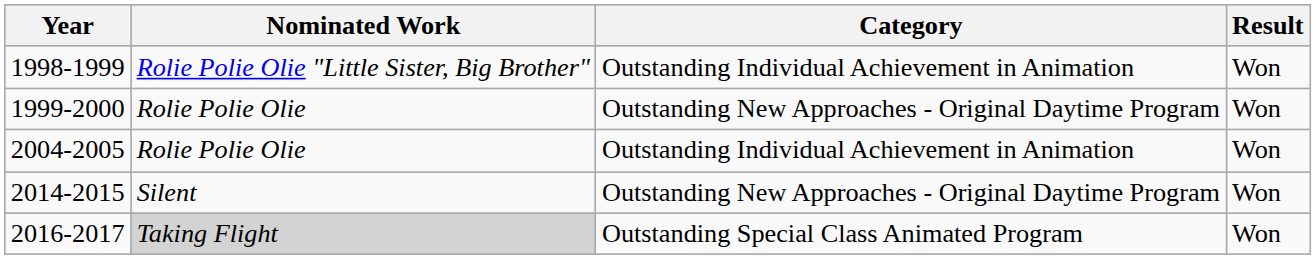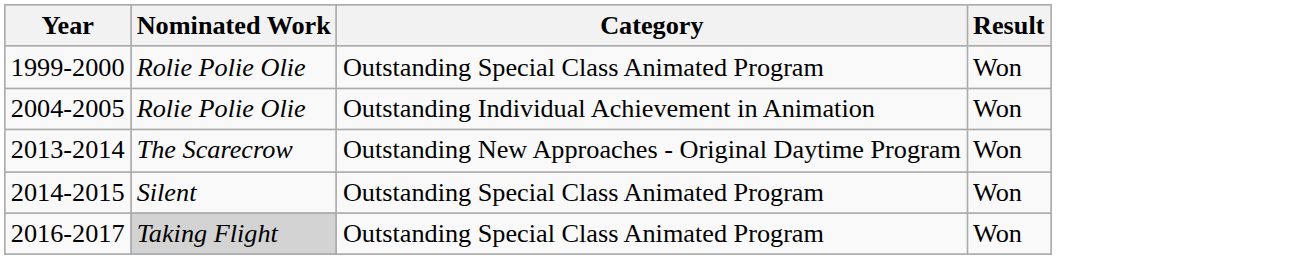- row: (68, 66)
(911, 108) Outstanding New Approaches - Original Daytime Program -> (583, 66) Outstanding Special Class Animated Program
+ row: (68, 150)
(911, 191) Outstanding New Approaches - Original Daytime Program -> (583, 191) Outstanding Special Class Animated Program
